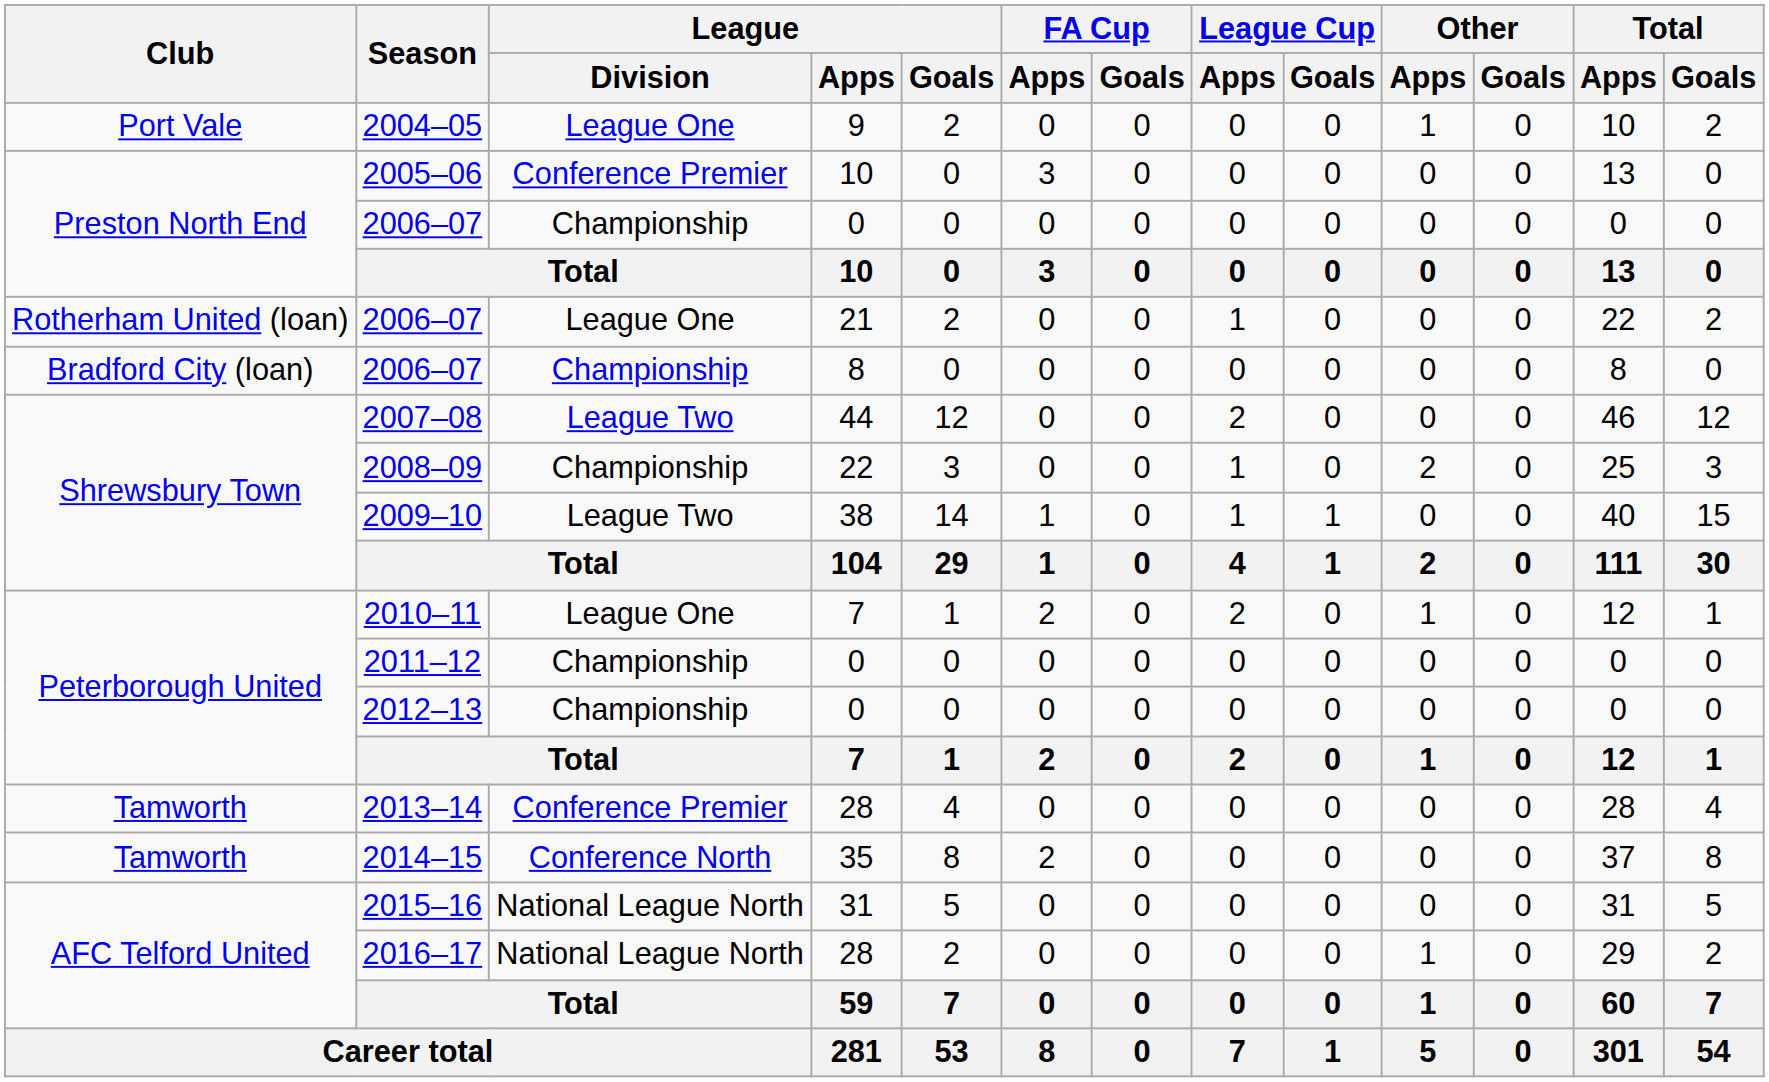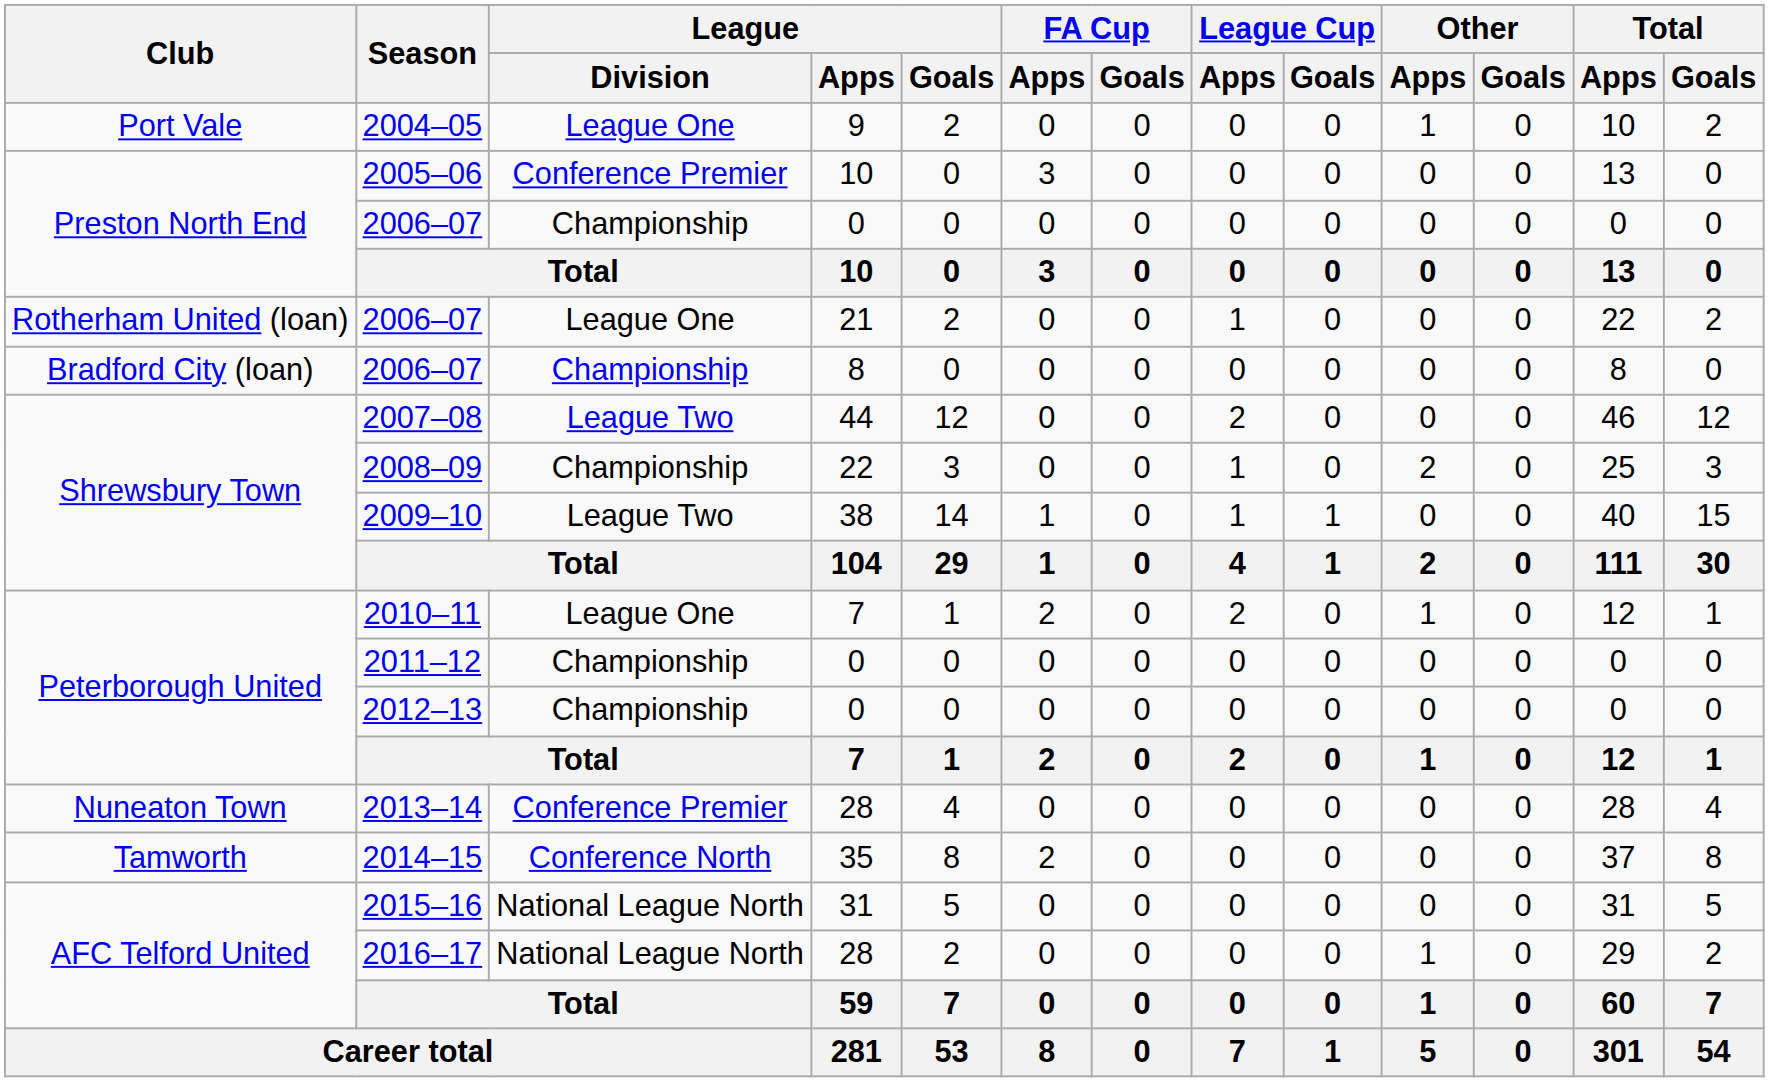(180, 808) Tamworth -> (180, 808) Nuneaton Town
